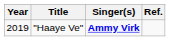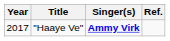(18, 28) 2019 -> (18, 28) 2017
